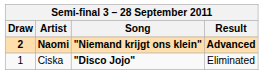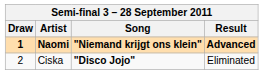(20, 45) 2 -> (20, 45) 1
(20, 61) 1 -> (20, 61) 2
